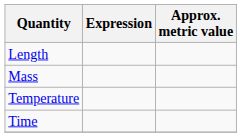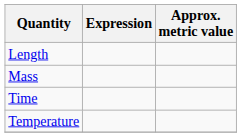rows swapped: (23, 120) <-> (44, 98)
